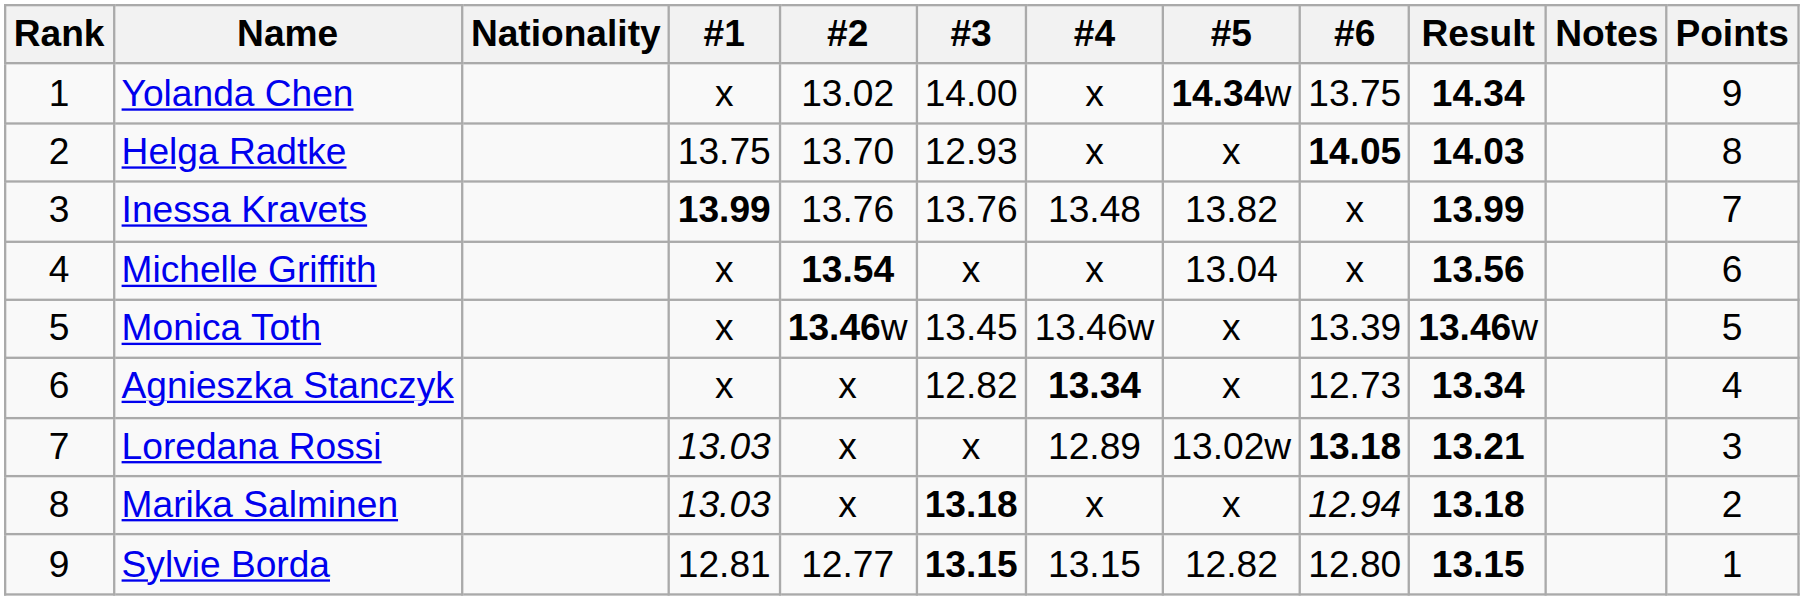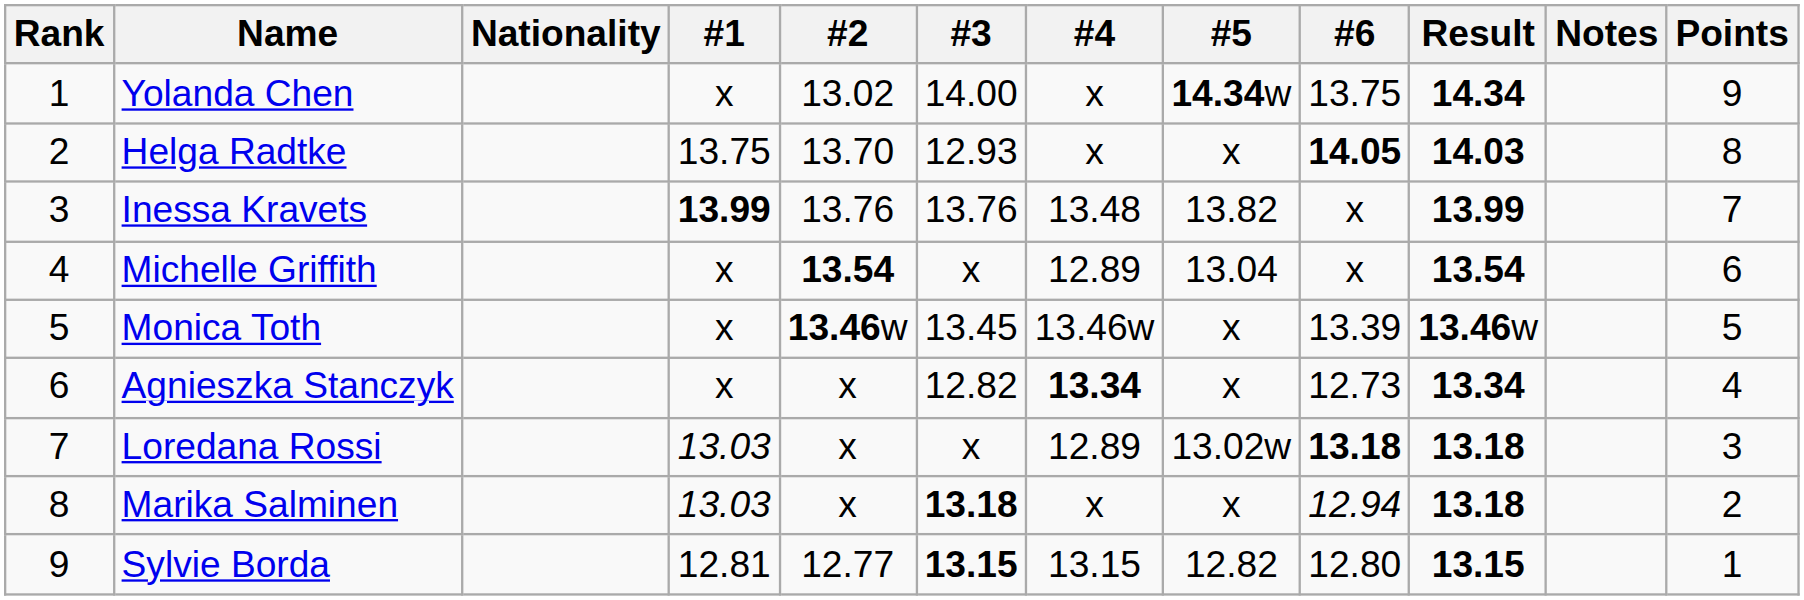(1095, 269) x -> (1094, 269) 12.89
(1478, 269) 13.56 -> (1478, 269) 13.54
(1478, 446) 13.21 -> (1478, 446) 13.18
